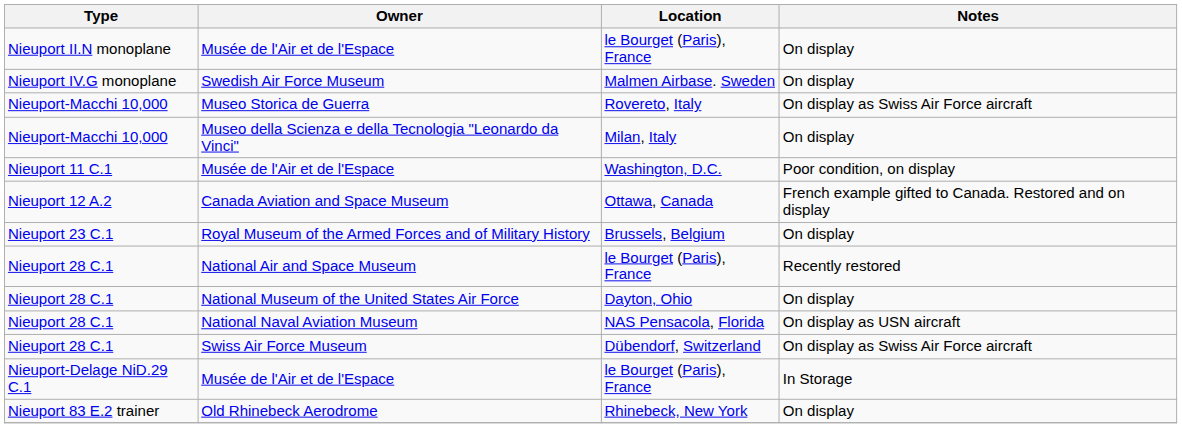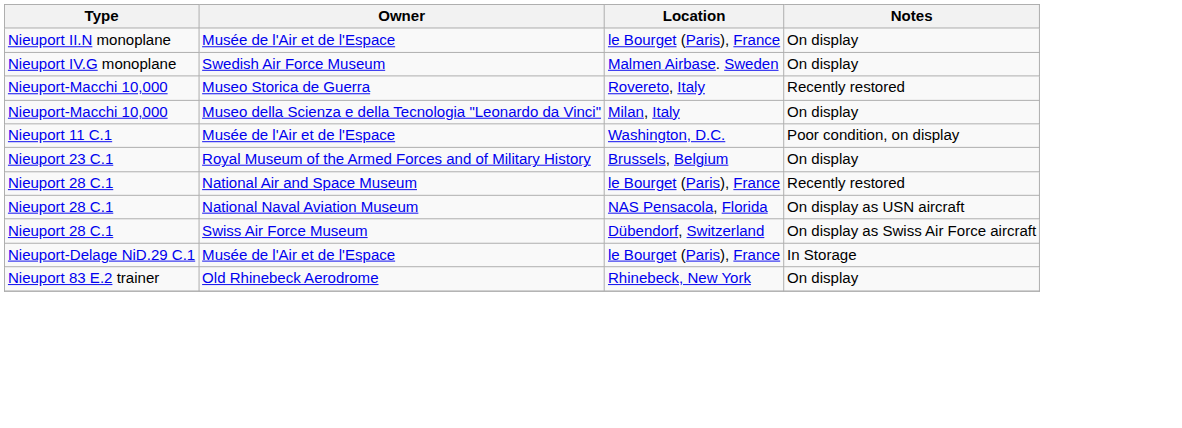(907, 104) On display as Swiss Air Force aircraft -> (846, 87) Recently restored
- row: (60, 201)
- row: (61, 298)
